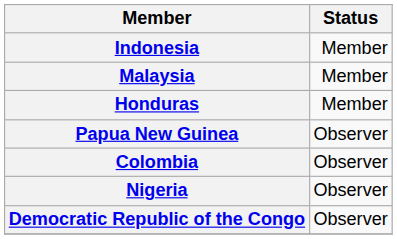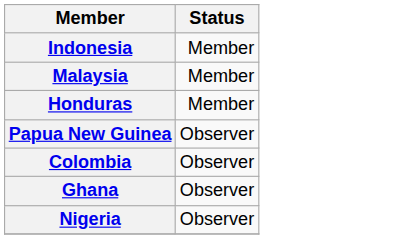+ row: (90, 190)
- row: (157, 219)
